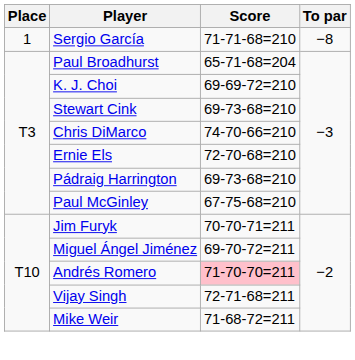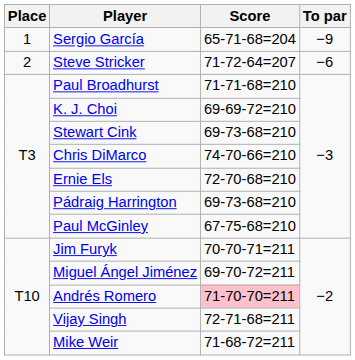(250, 39) 71-71-68=210 -> (250, 39) 65-71-68=204
(325, 39) −8 -> (325, 39) −9
+ row: (99, 62)
(250, 62) 65-71-68=204 -> (250, 86) 71-71-68=210
